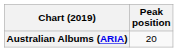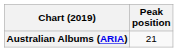(151, 39) 20 -> (151, 39) 21
